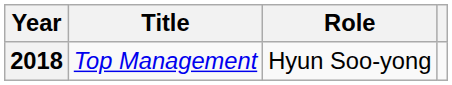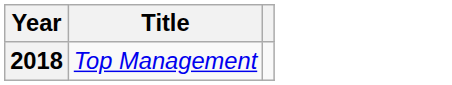- column: (350, 23)
